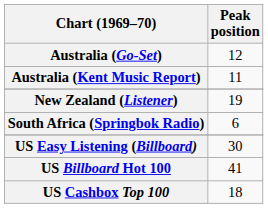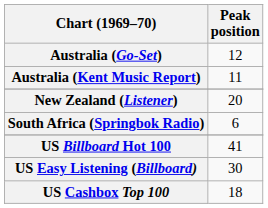(235, 100) 19 -> (235, 100) 20
rows swapped: (106, 169) <-> (106, 146)
